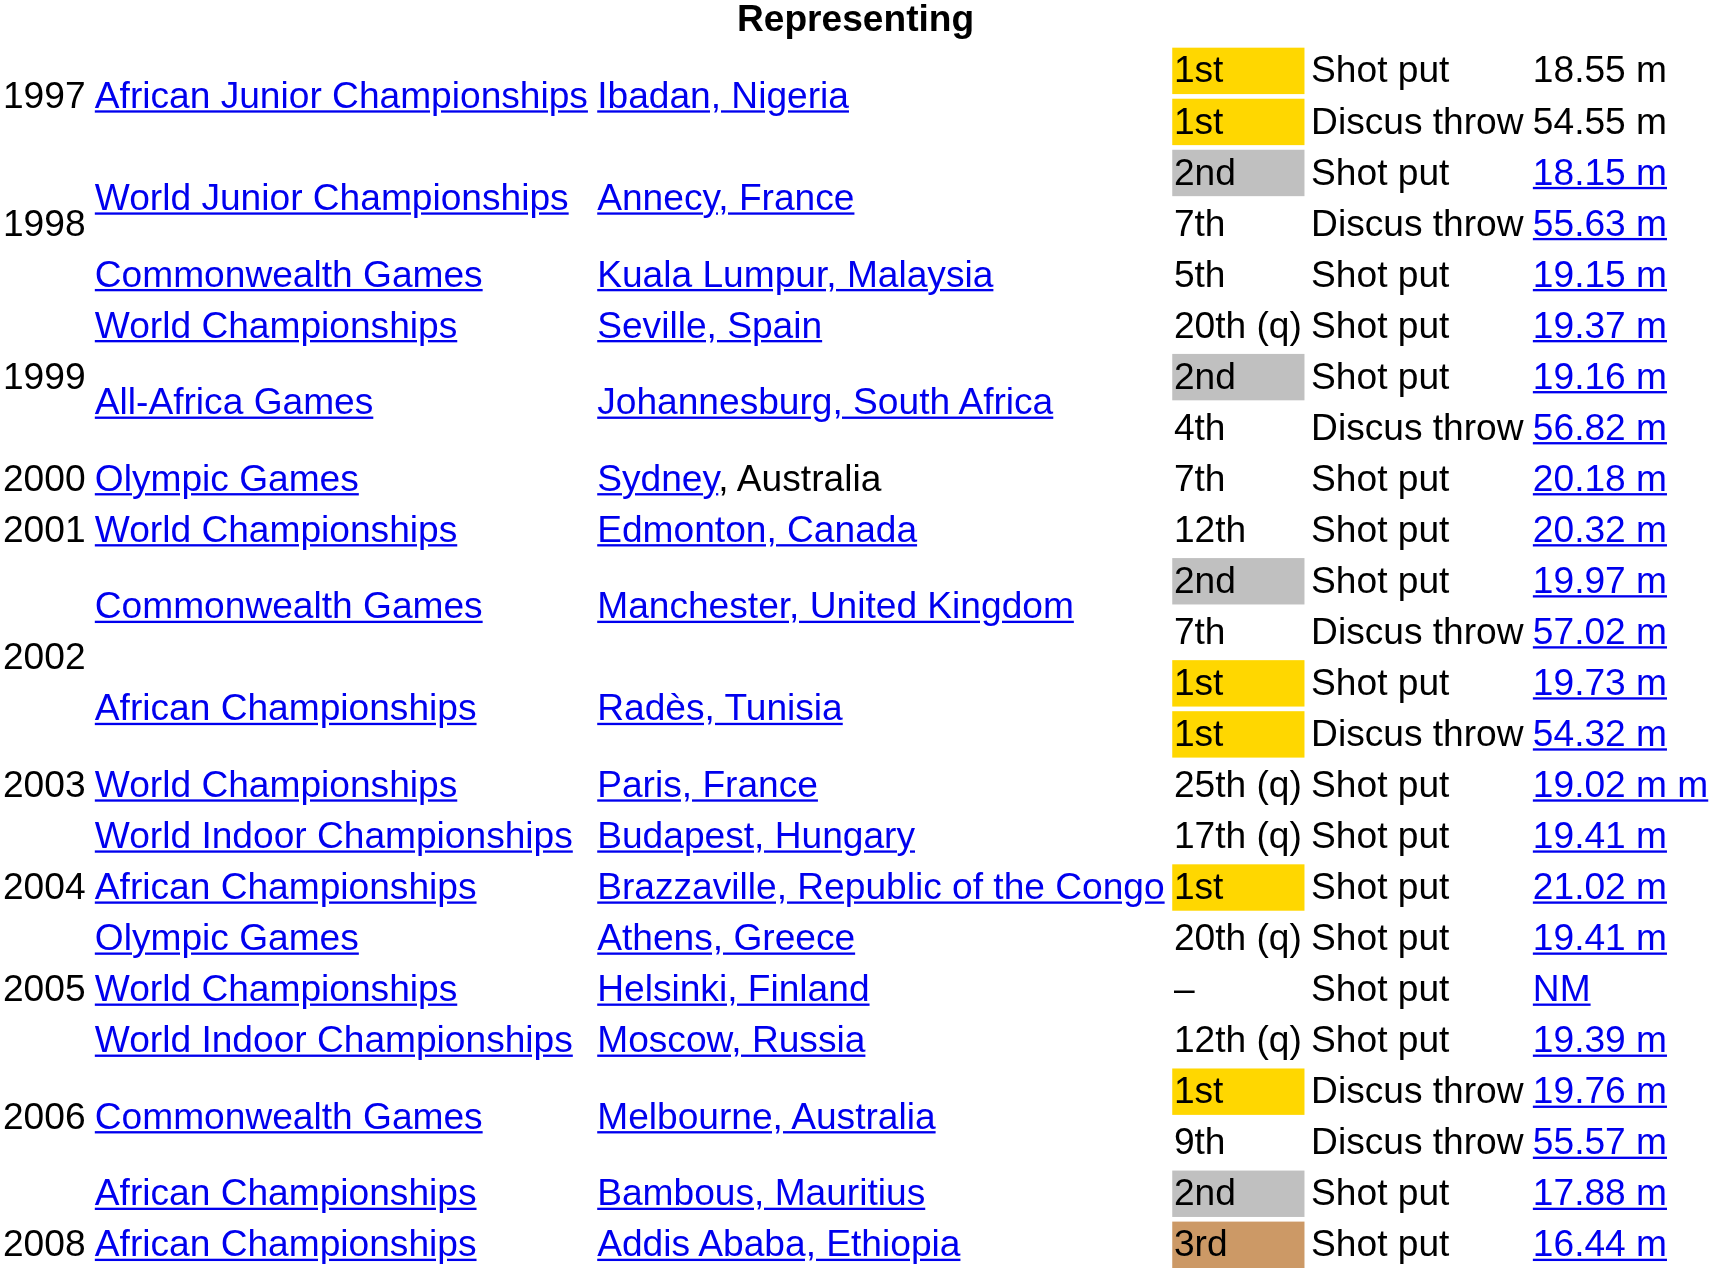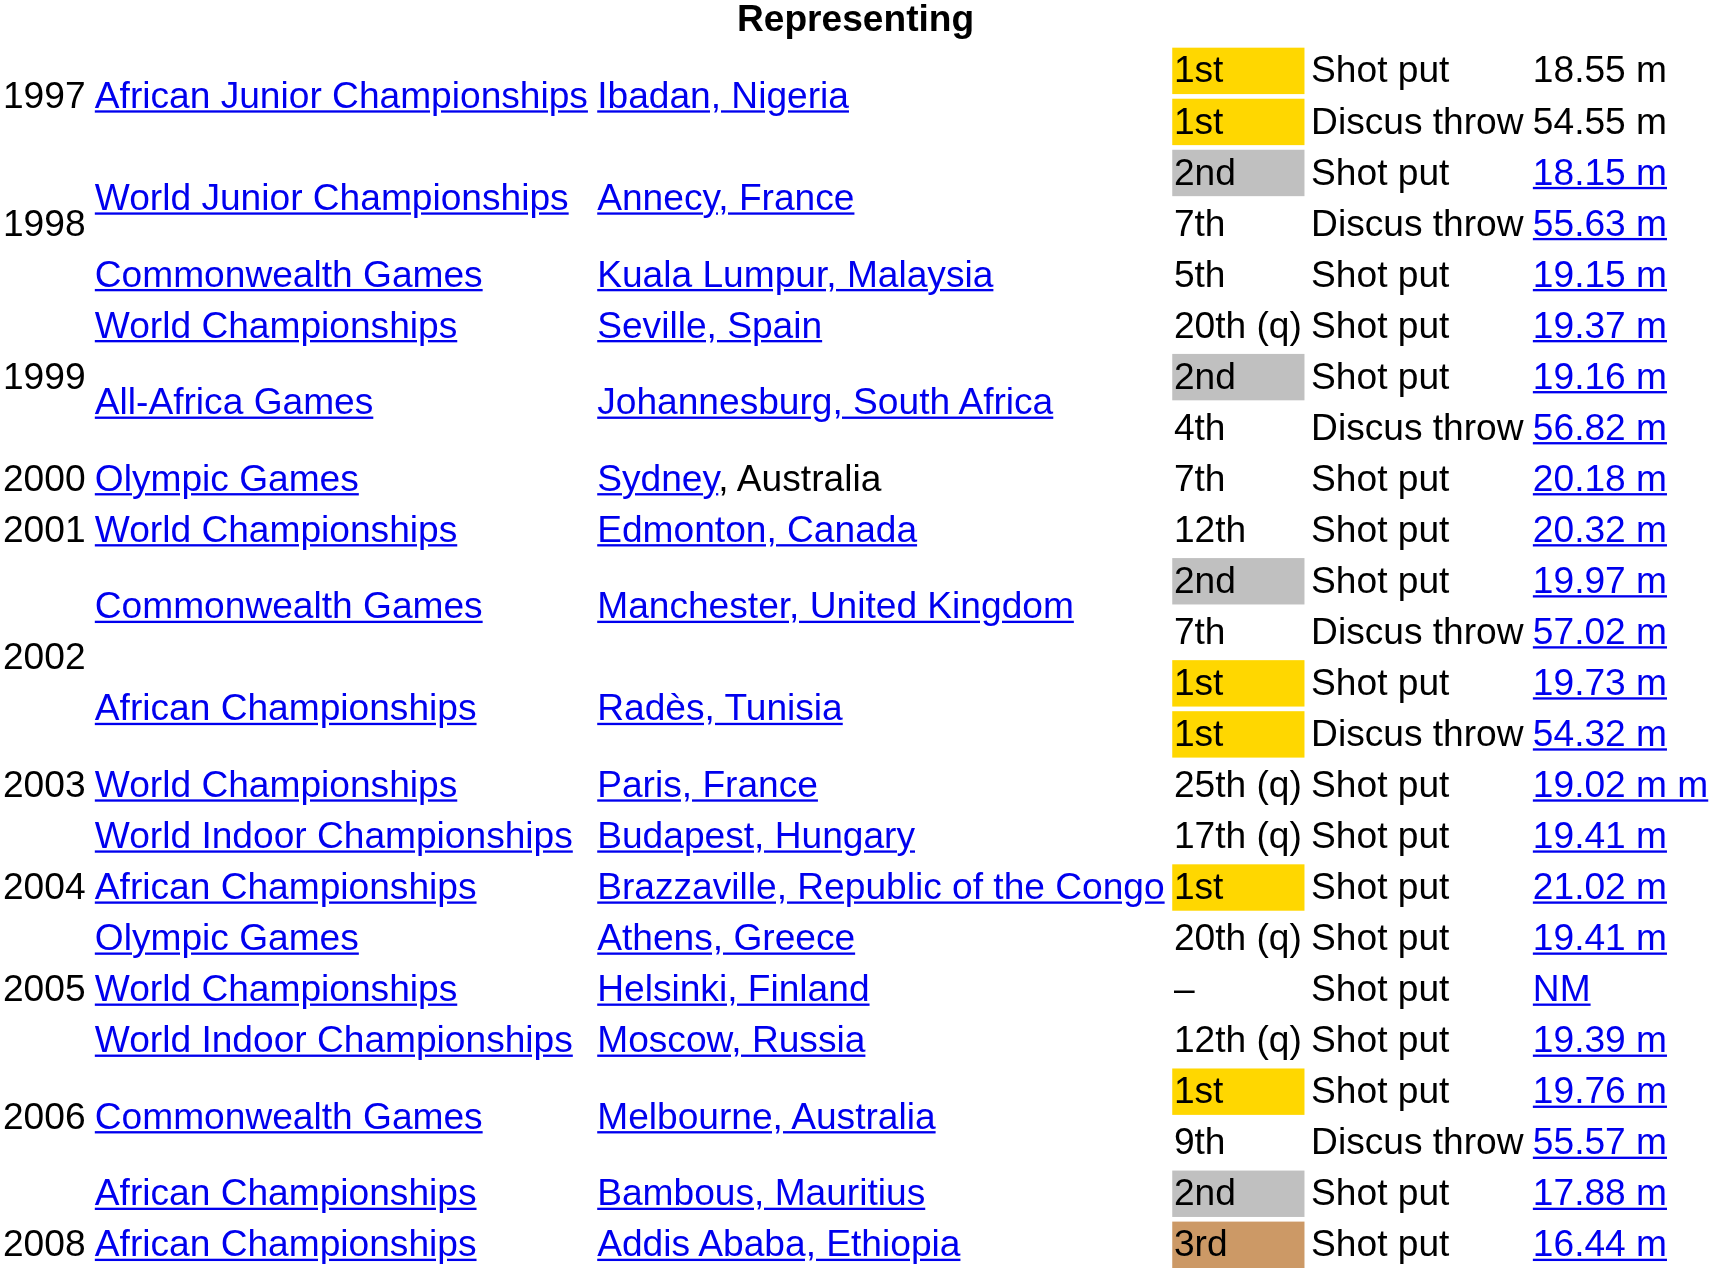(1417, 1091) Discus throw -> (1380, 1091) Shot put
